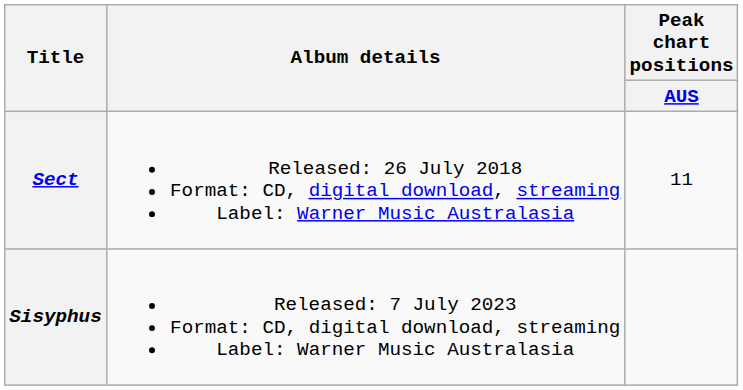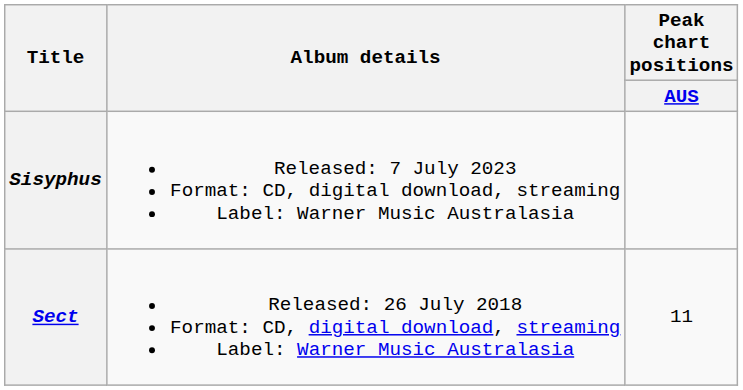rows swapped: (55, 180) <-> (56, 317)
